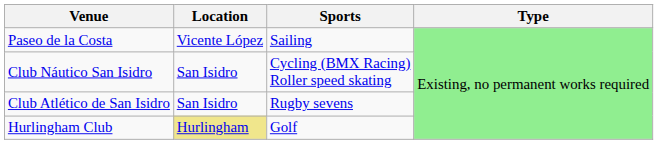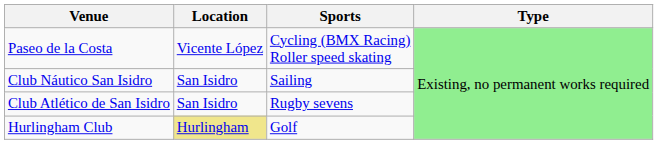(291, 39) Sailing -> (340, 48) Cycling (BMX Racing) Roller speed skating
(340, 71) Cycling (BMX Racing) Roller speed skating -> (291, 80) Sailing
